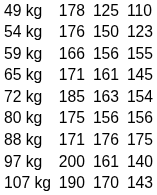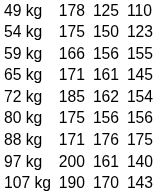(72, 32) 176 -> (72, 32) 175
(106, 97) 163 -> (106, 97) 162
